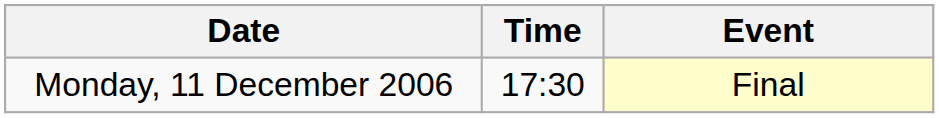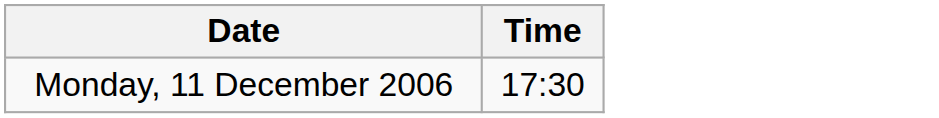- column: (768, 31)
